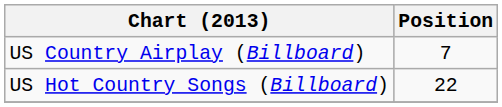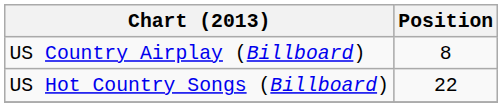(446, 53) 7 -> (446, 53) 8
